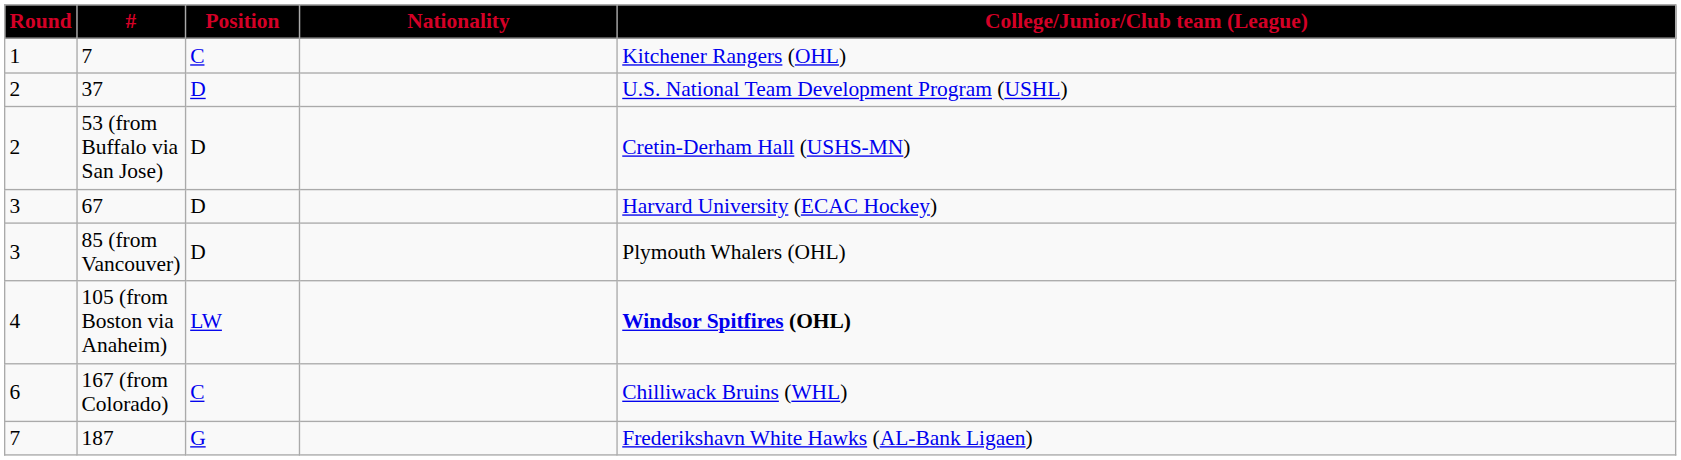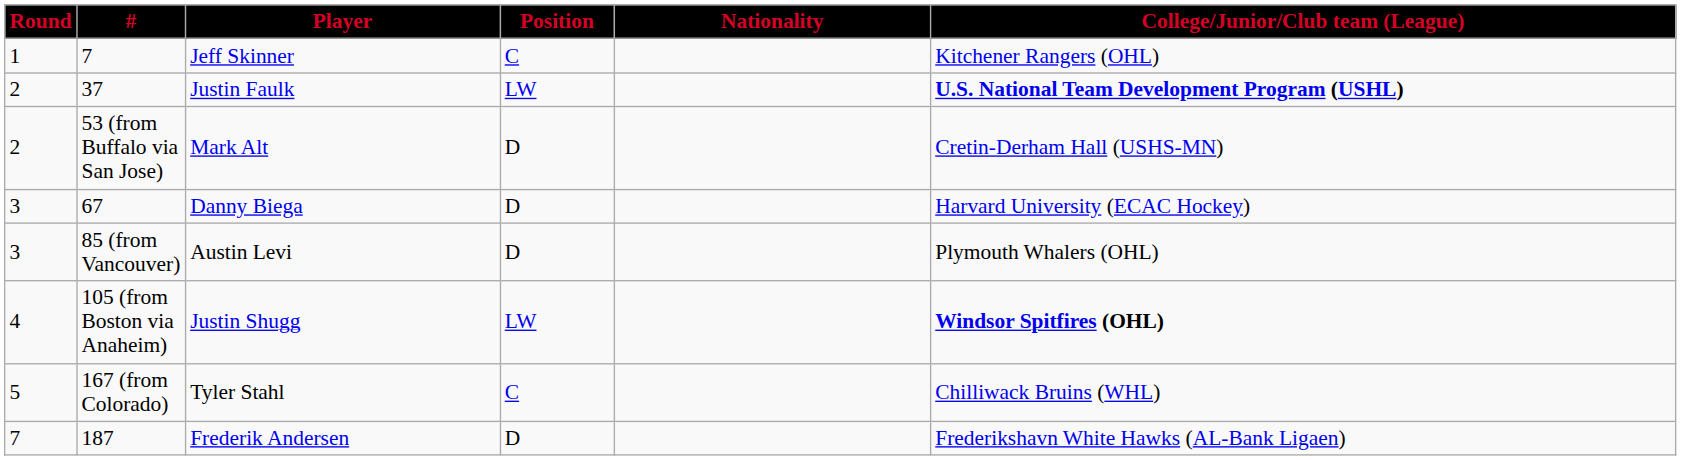+ column: (343, 21)
(198, 89) D -> (521, 89) LW
(845, 89) normal -> (1169, 89) bold
(15, 392) 6 -> (15, 392) 5
(198, 438) G -> (513, 438) D
